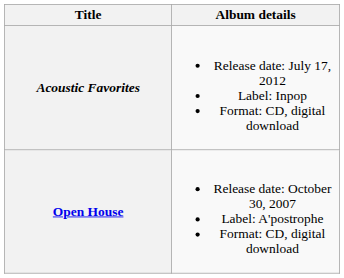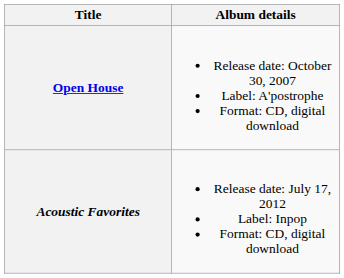rows swapped: (88, 211) <-> (88, 87)
